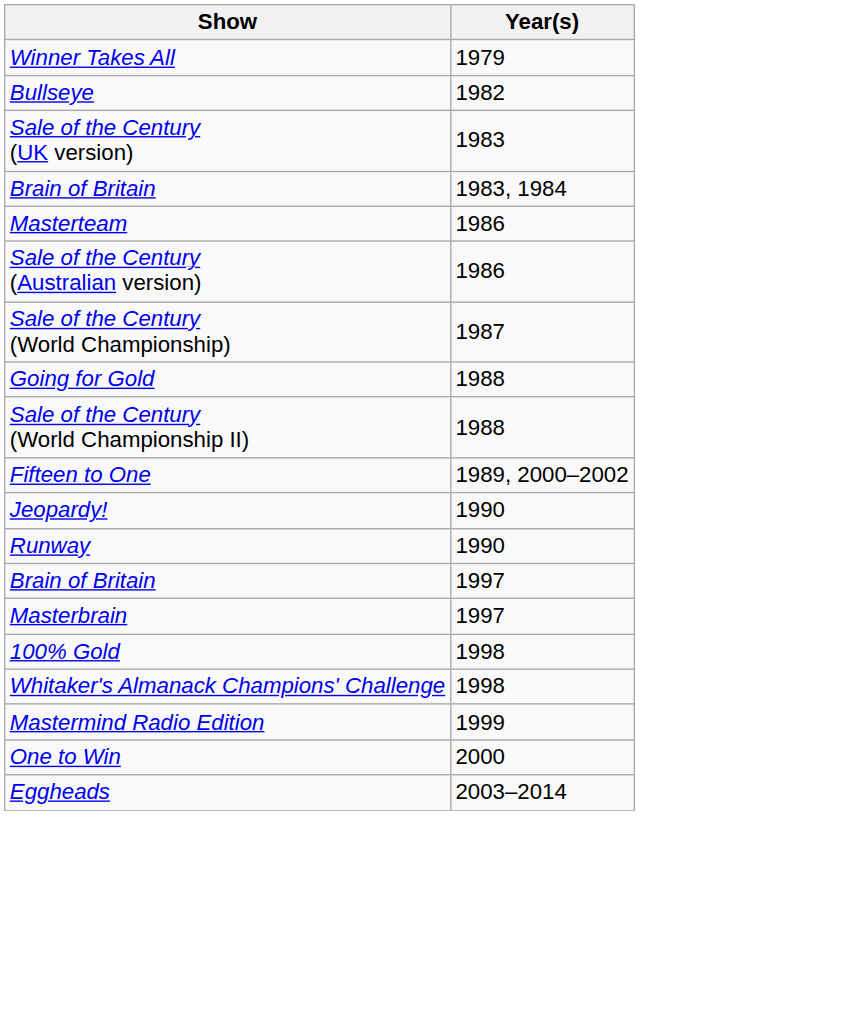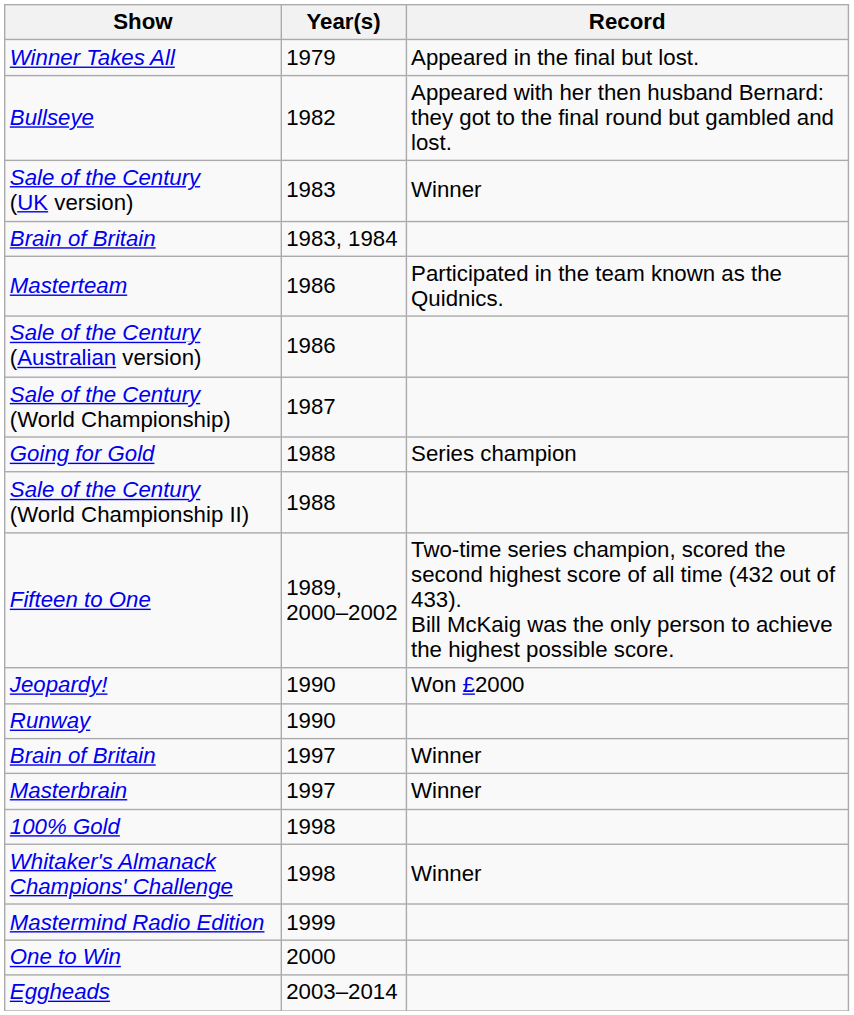+ column: (627, 22)
